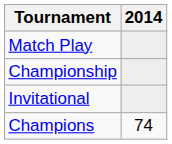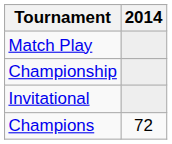(144, 125) 74 -> (144, 125) 72
